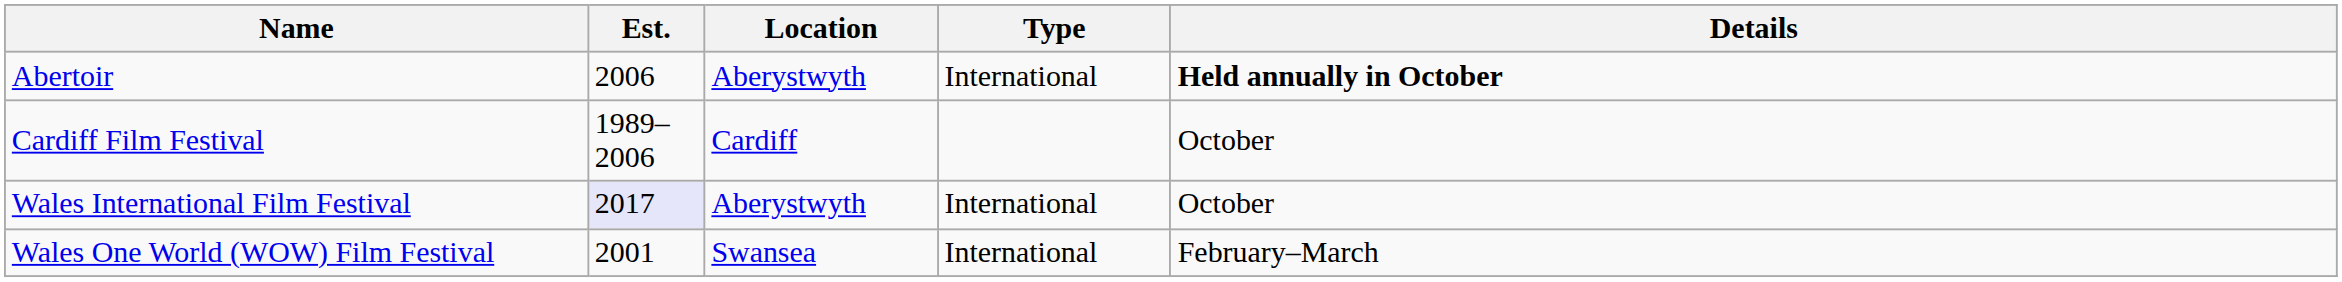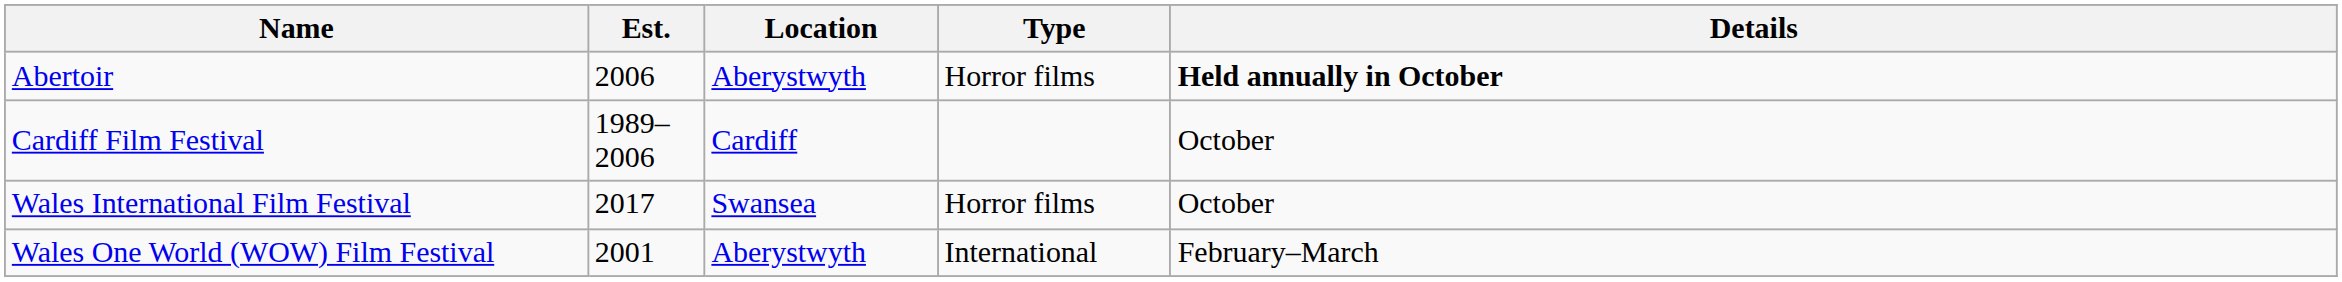(1021, 75) International -> (1020, 75) Horror films
(625, 204) lavender background -> (625, 204) no background
(789, 204) Aberystwyth -> (764, 204) Swansea
(1021, 204) International -> (1020, 204) Horror films
(764, 251) Swansea -> (789, 251) Aberystwyth
